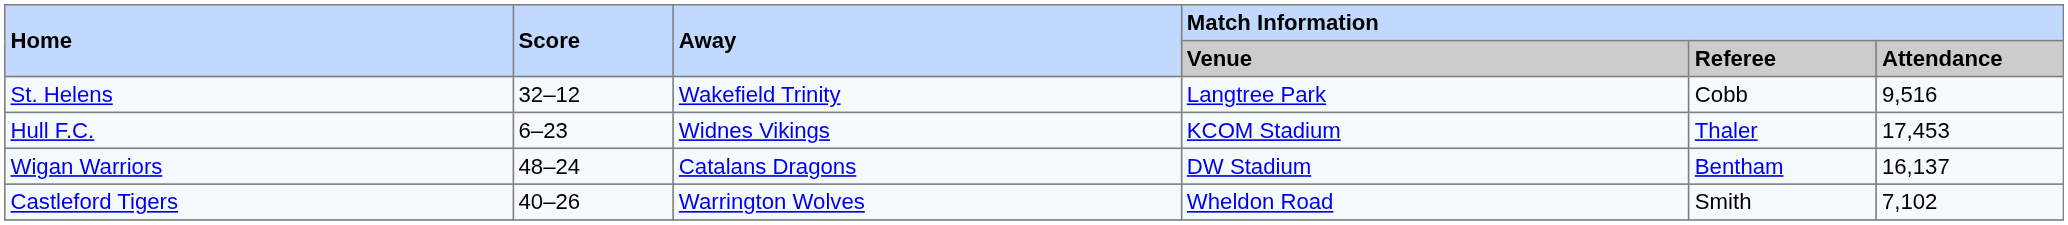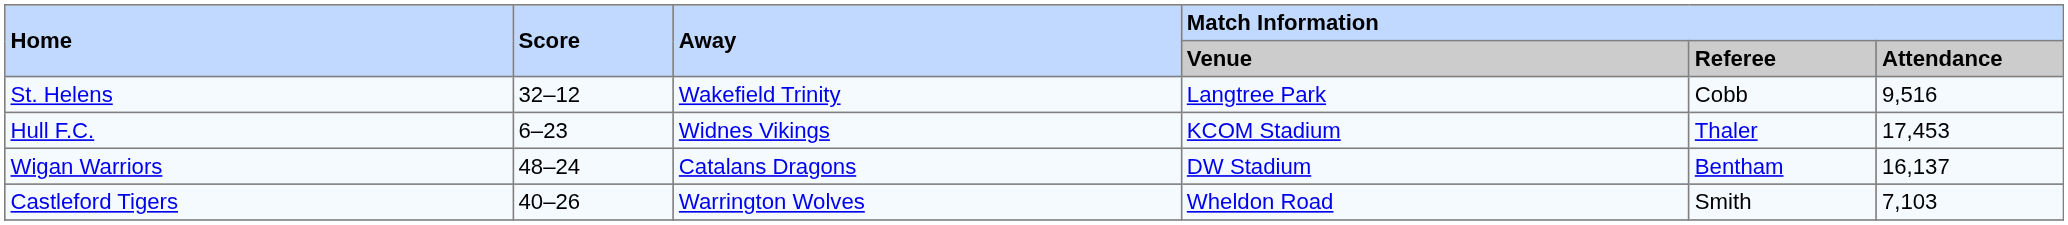(1910, 202) 7,102 -> (1910, 202) 7,103
